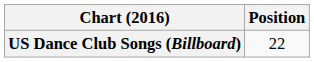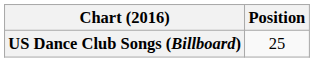(277, 43) 22 -> (277, 43) 25
